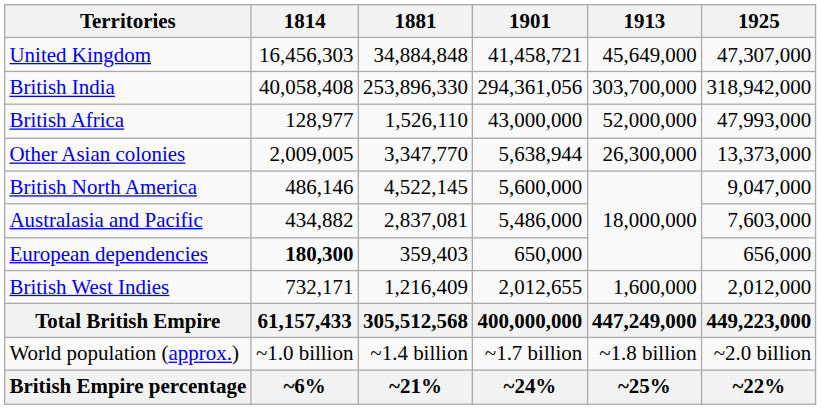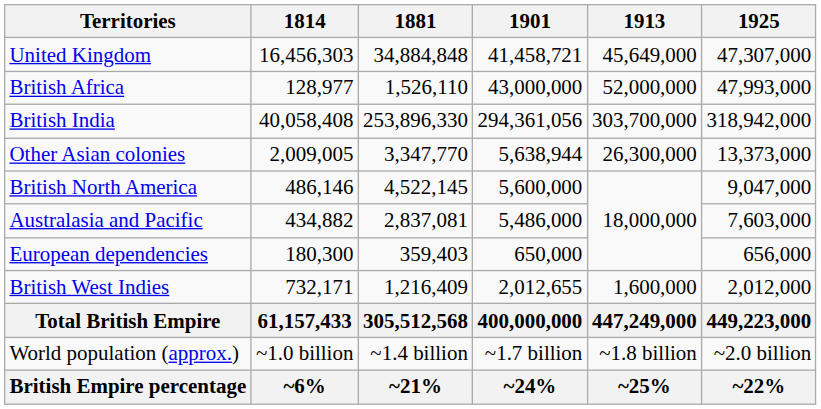rows swapped: (62, 87) <-> (67, 120)
(319, 253) bold -> (319, 253) normal
